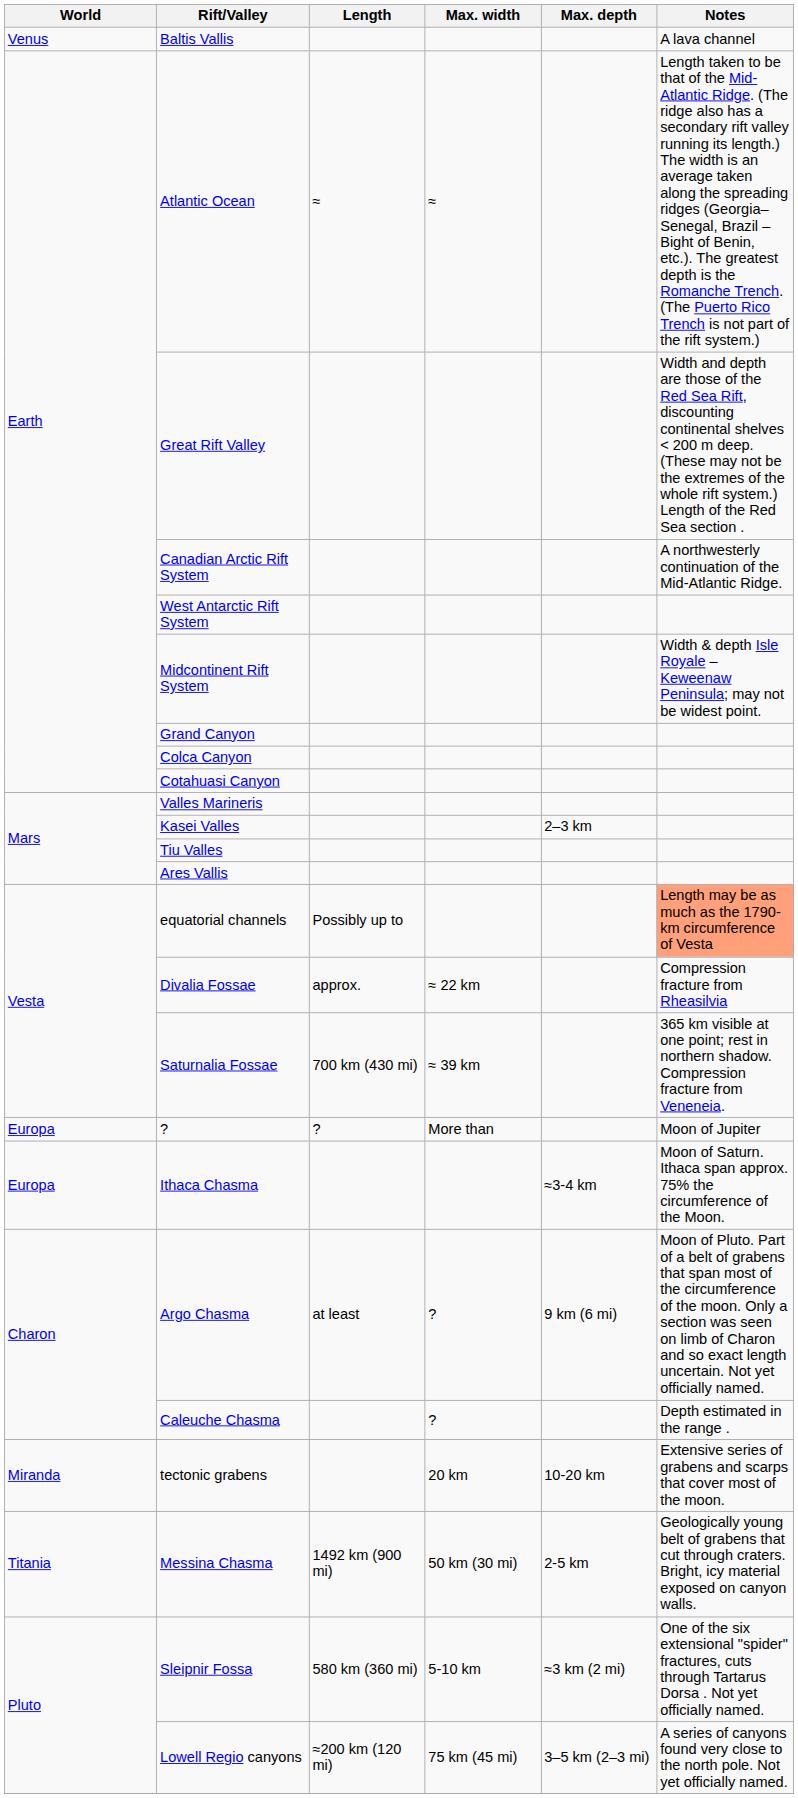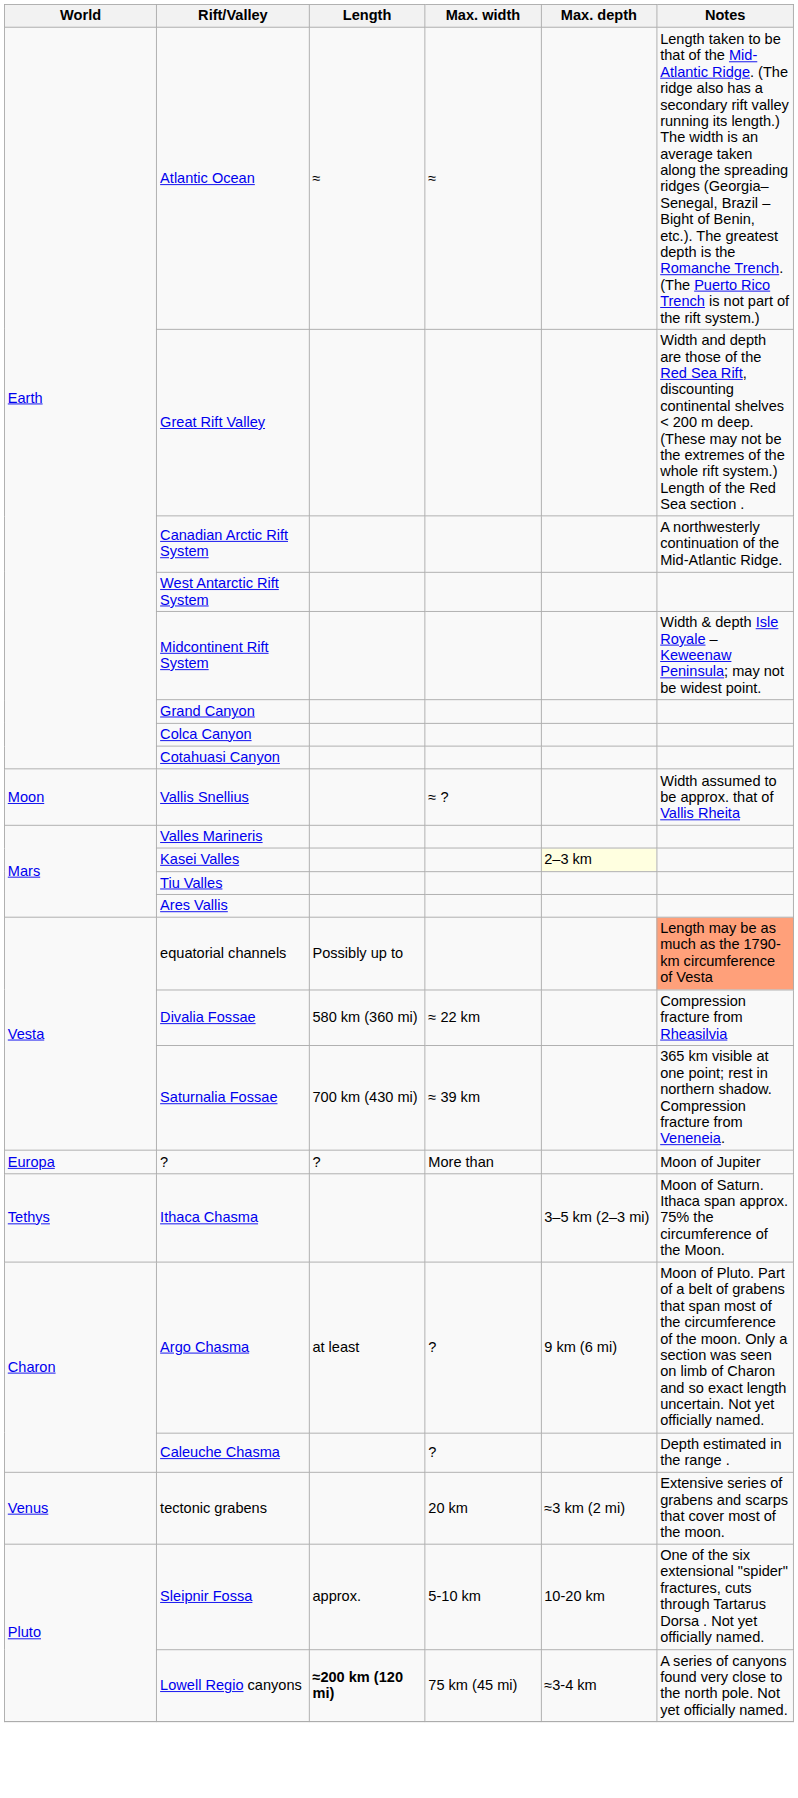- row: (197, 39)
+ row: (204, 797)
(568, 826) no background -> (568, 859) lightyellow background
(337, 984) approx. -> (365, 1017) 580 km (360 mi)
(31, 1185) Europa -> (29, 1217) Tethys
(571, 1185) ≈3-4 km -> (597, 1217) 3–5 km (2–3 mi)
(34, 1475) Miranda -> (28, 1508) Venus
(575, 1475) 10-20 km -> (585, 1508) ≈3 km (2 mi)
- row: (216, 1564)
(365, 1669) 580 km (360 mi) -> (337, 1596) approx.
(585, 1669) ≈3 km (2 mi) -> (575, 1596) 10-20 km
(357, 1757) normal -> (358, 1685) bold
(597, 1757) 3–5 km (2–3 mi) -> (571, 1685) ≈3-4 km
